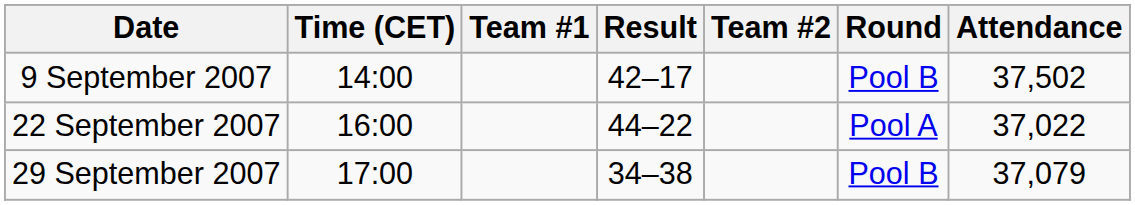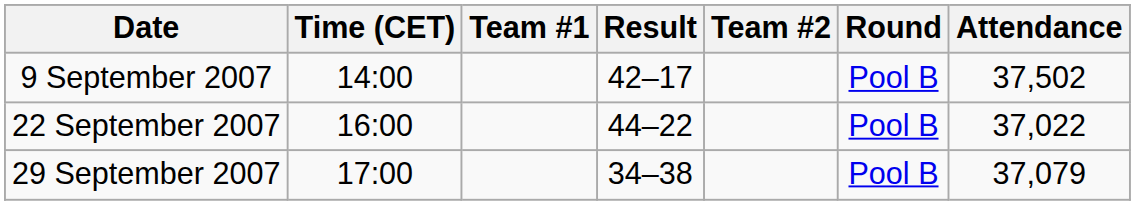(894, 125) Pool A -> (894, 125) Pool B
